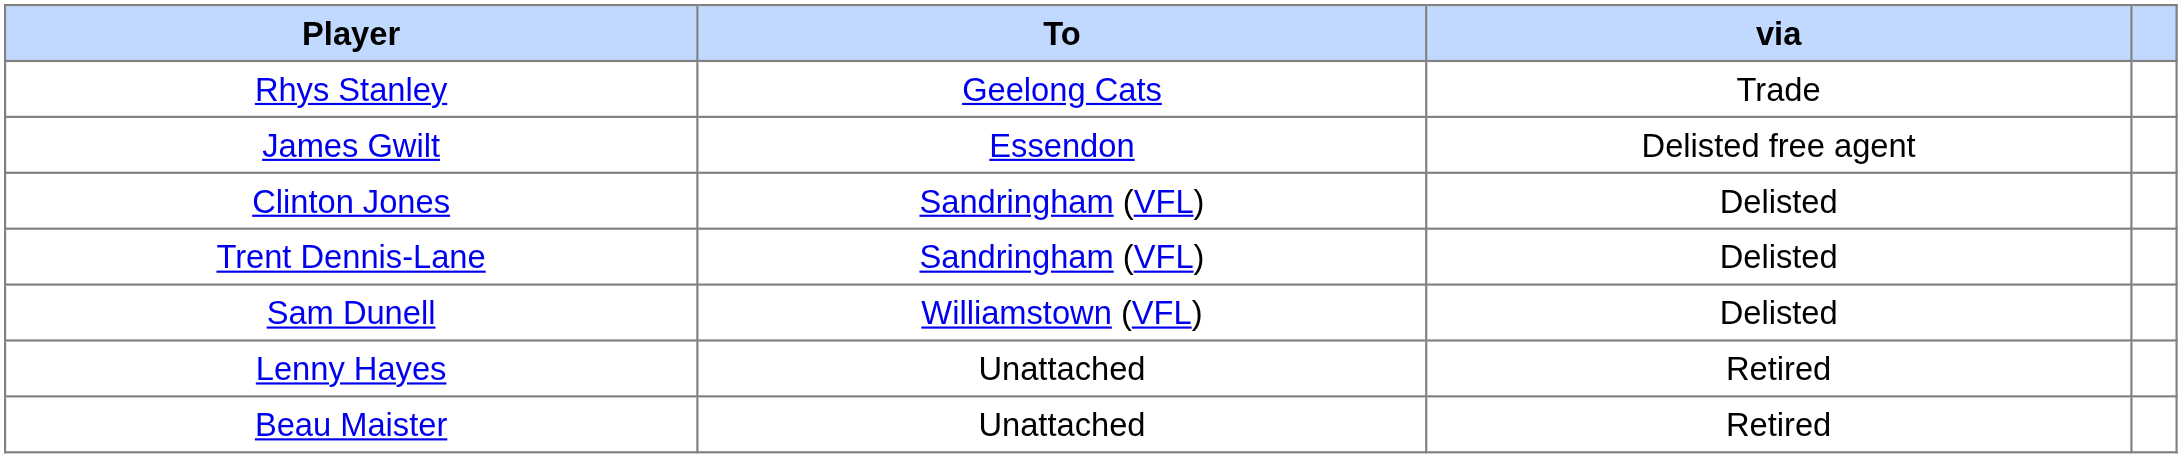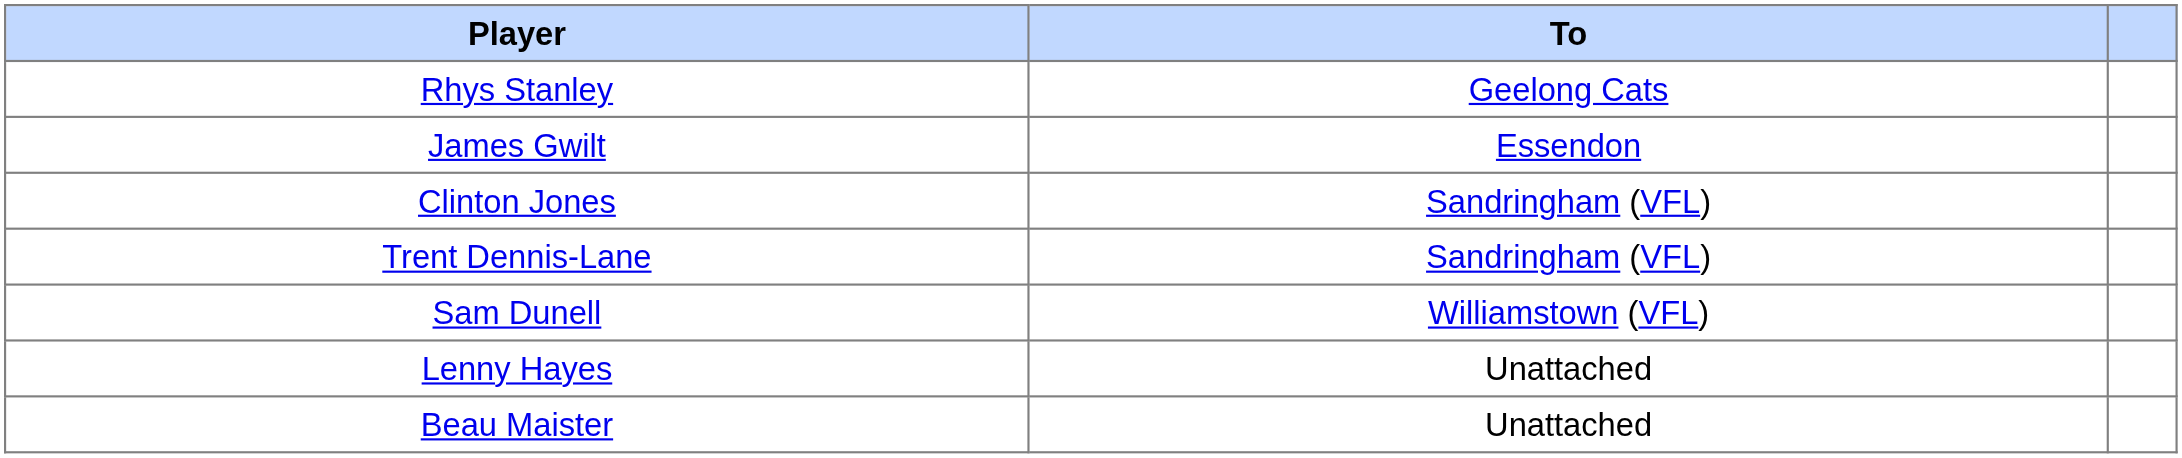- column: (1779, 33)
